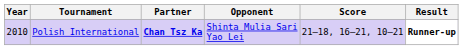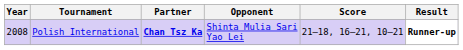(17, 32) 2010 -> (17, 32) 2008
